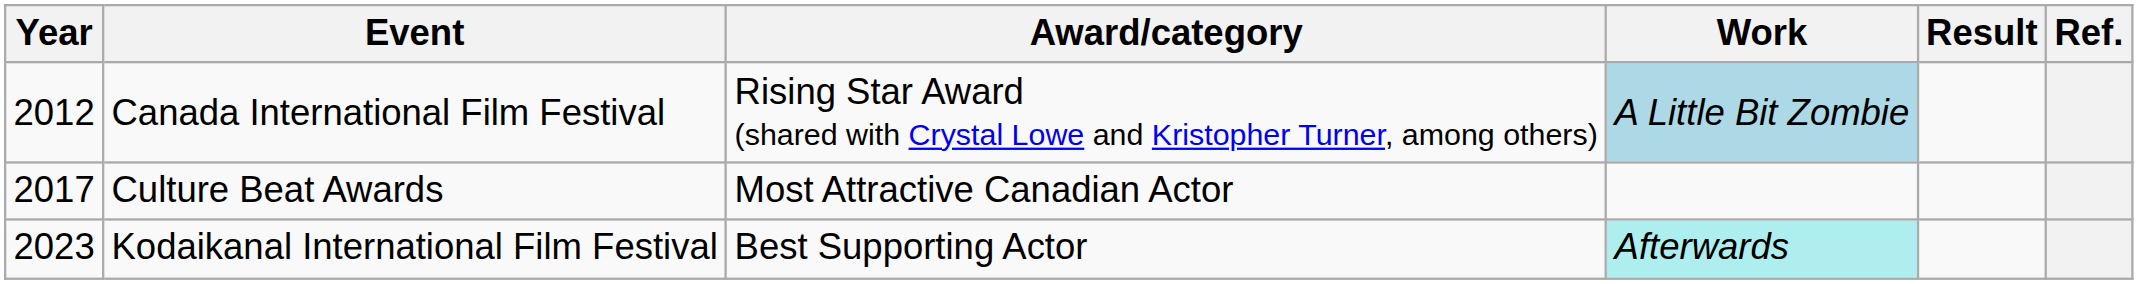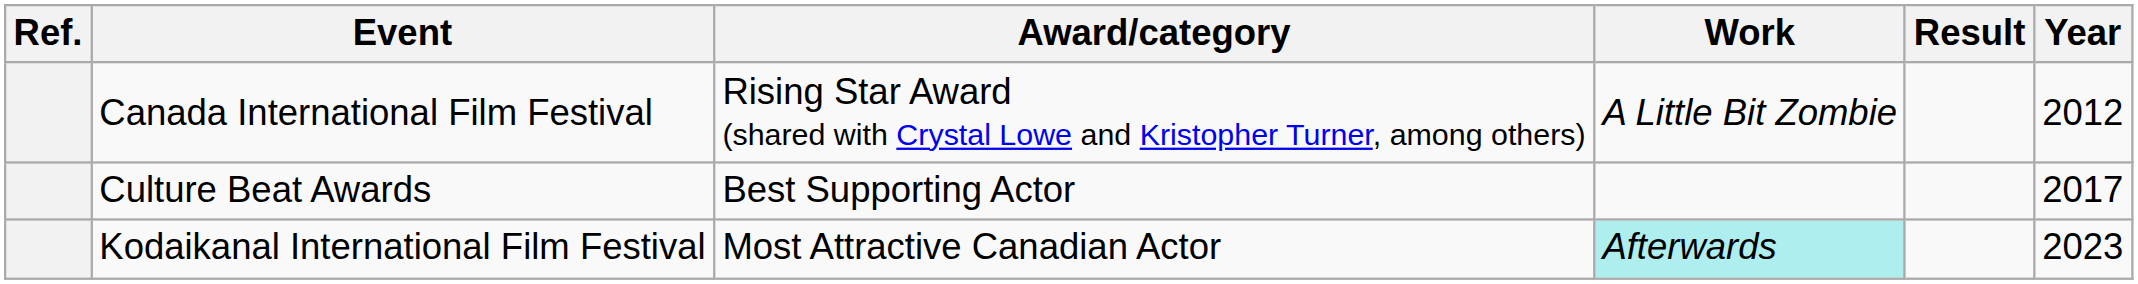columns swapped: (54, 33) <-> (2089, 33)
(1762, 111) lightblue background -> (1750, 111) no background
(984, 190) Most Attractive Canadian Actor -> (899, 190) Best Supporting Actor
(911, 248) Best Supporting Actor -> (972, 248) Most Attractive Canadian Actor
